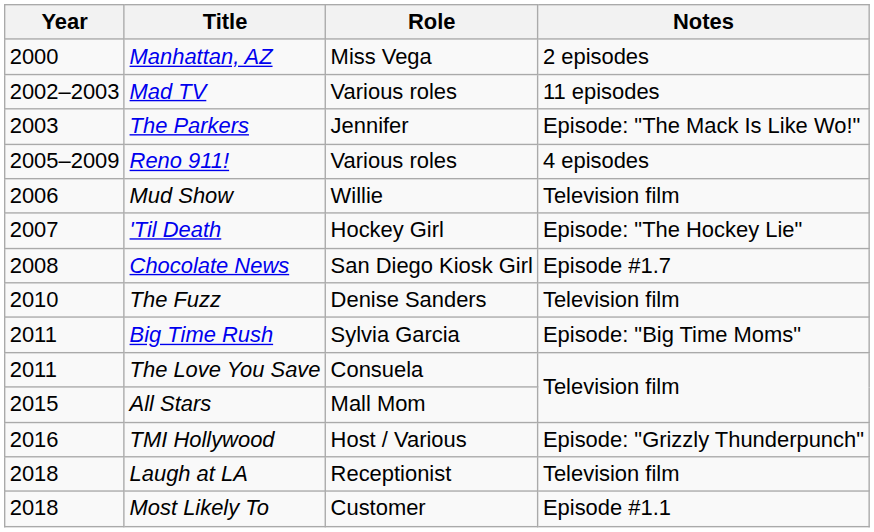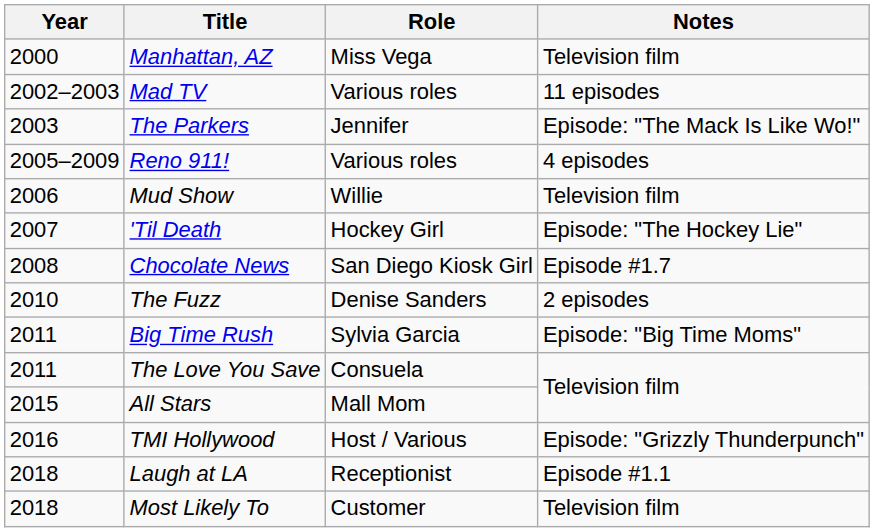(596, 56) 2 episodes -> (611, 56) Television film
(611, 299) Television film -> (596, 299) 2 episodes
(611, 473) Television film -> (607, 473) Episode #1.1
(607, 508) Episode #1.1 -> (611, 508) Television film
